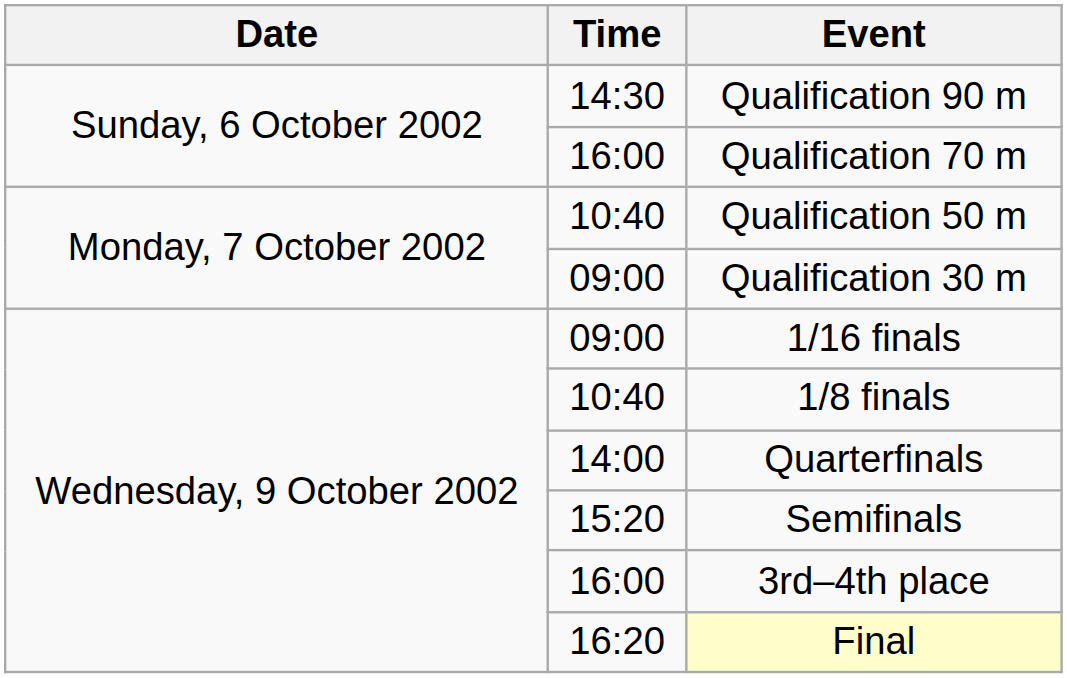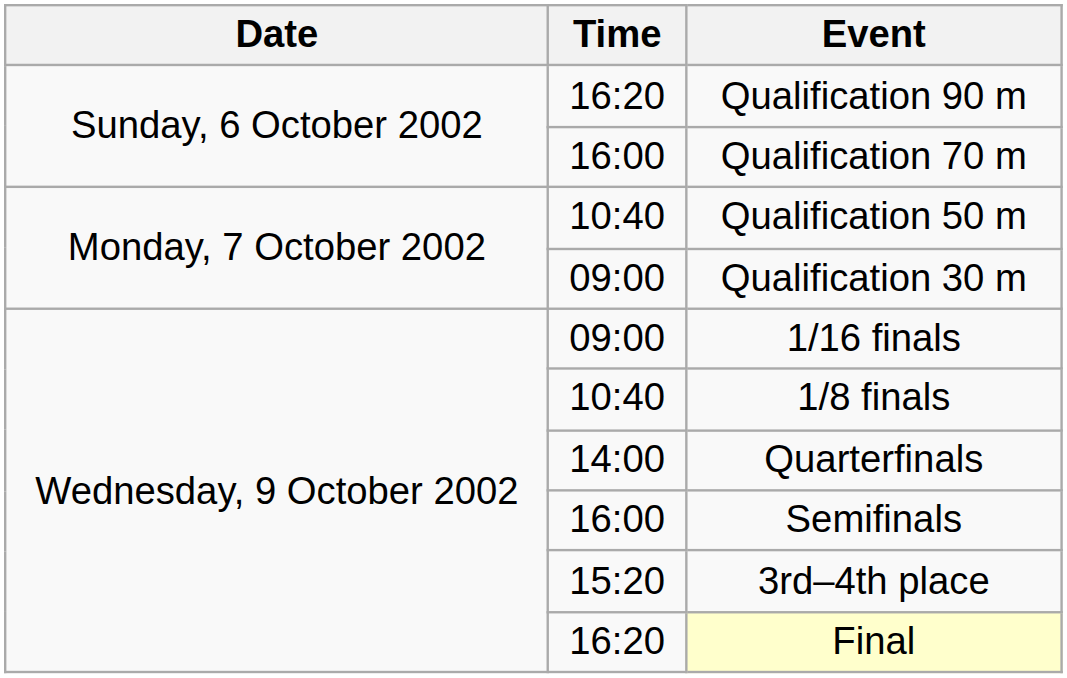(617, 95) 14:30 -> (617, 95) 16:20
(617, 519) 15:20 -> (617, 519) 16:00
(617, 580) 16:00 -> (617, 580) 15:20
